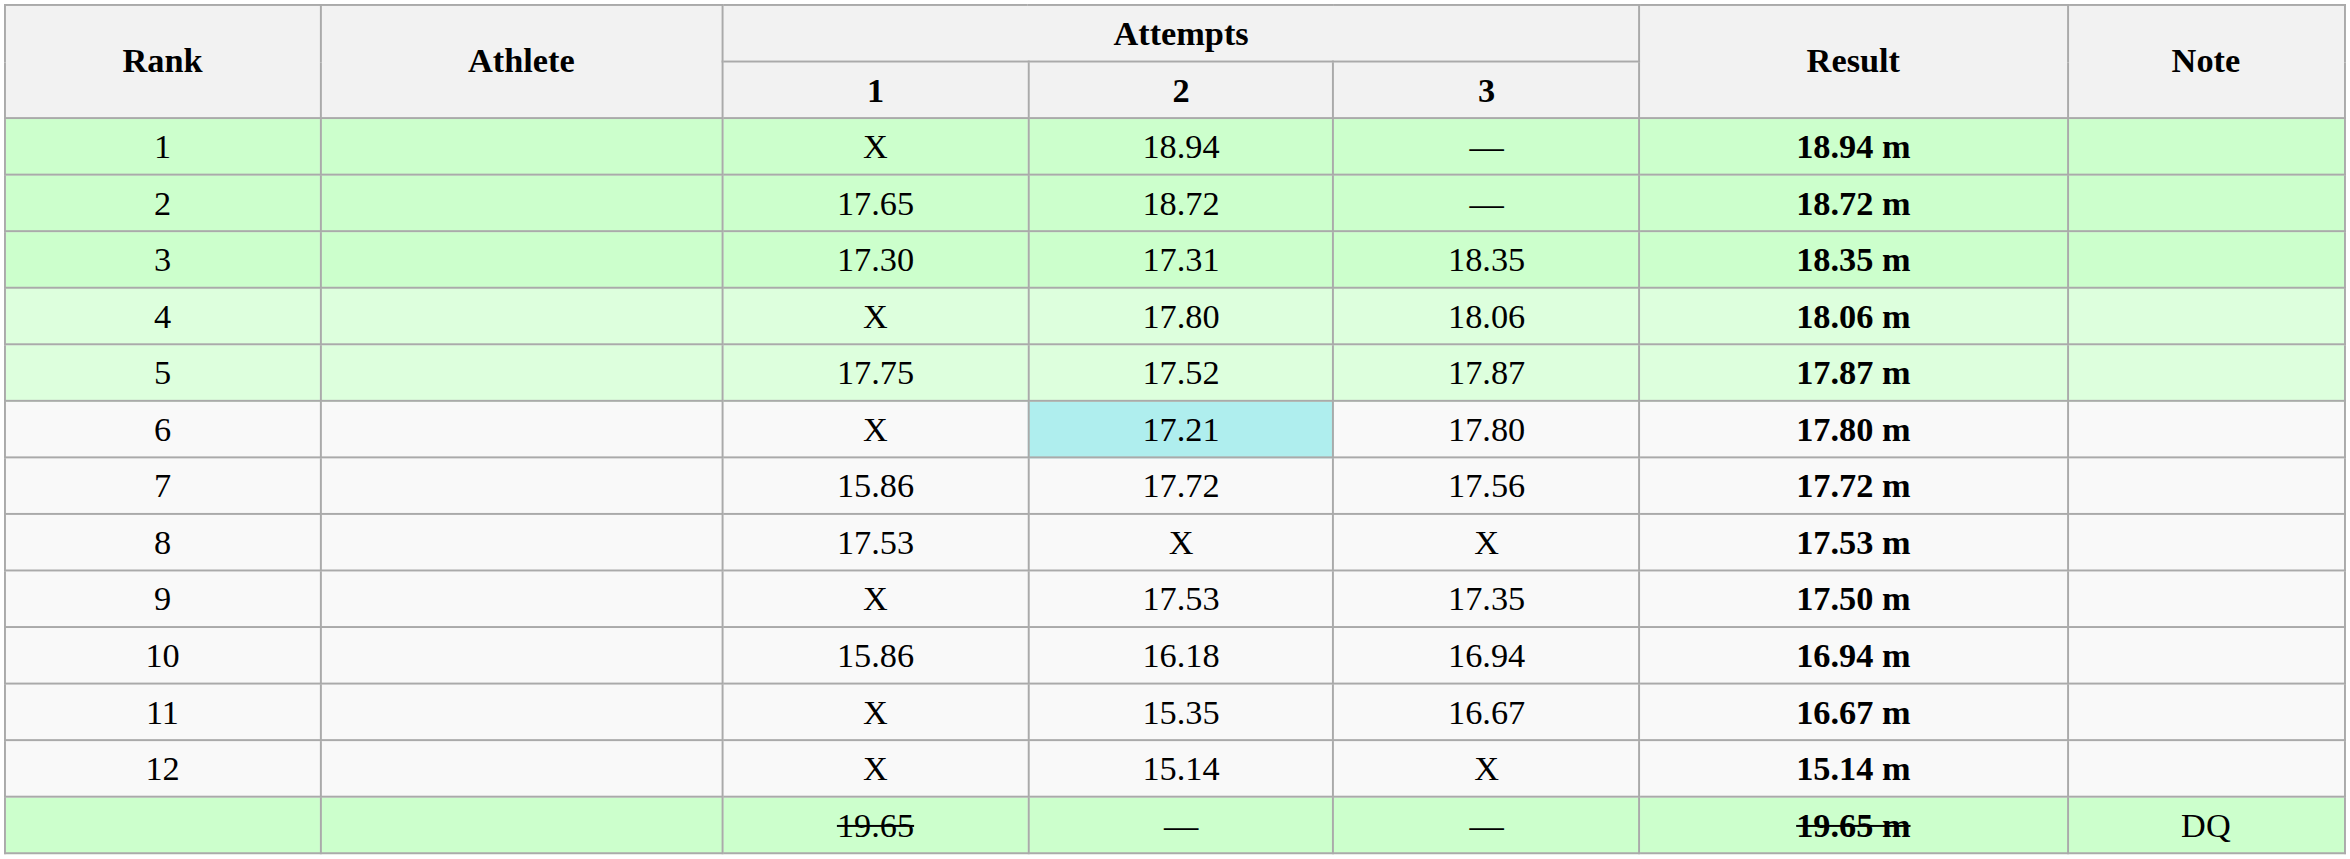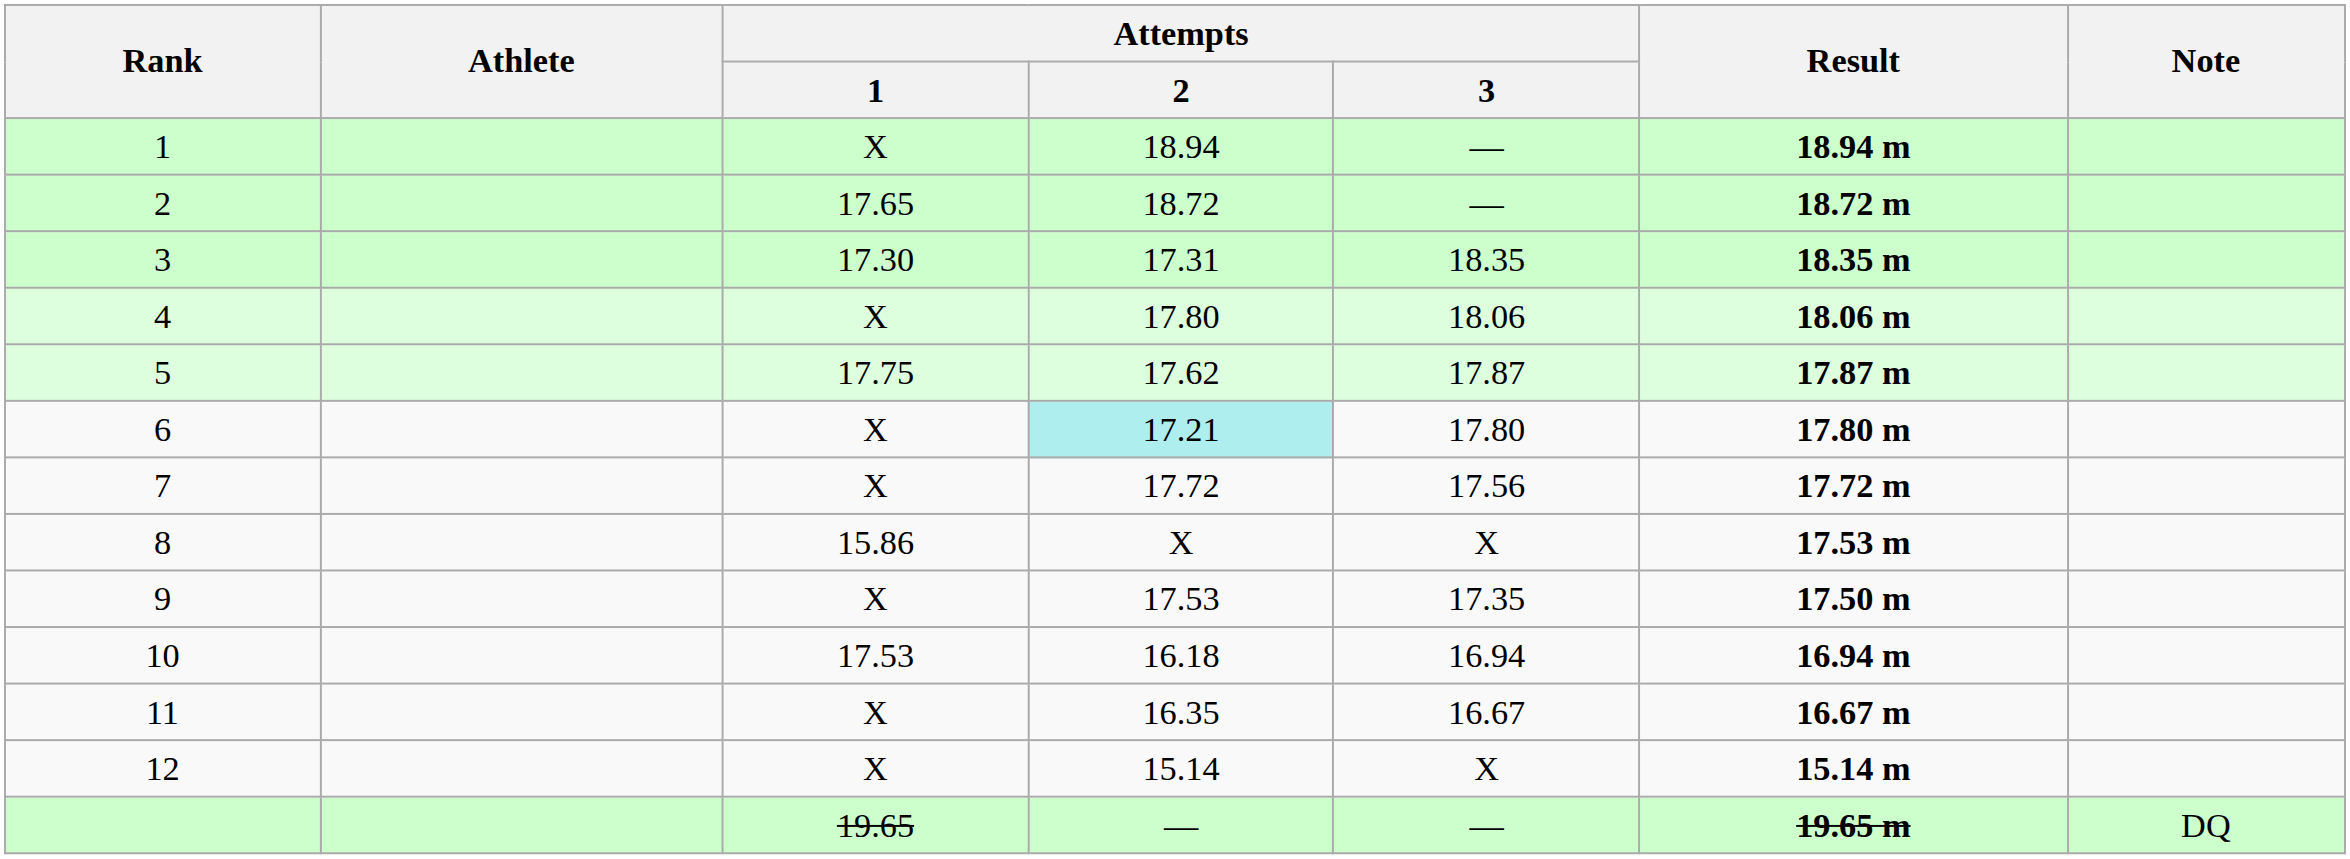(1181, 372) 17.52 -> (1181, 372) 17.62
(875, 485) 15.86 -> (875, 485) X
(875, 541) 17.53 -> (875, 541) 15.86
(875, 655) 15.86 -> (875, 655) 17.53
(1181, 711) 15.35 -> (1181, 711) 16.35
